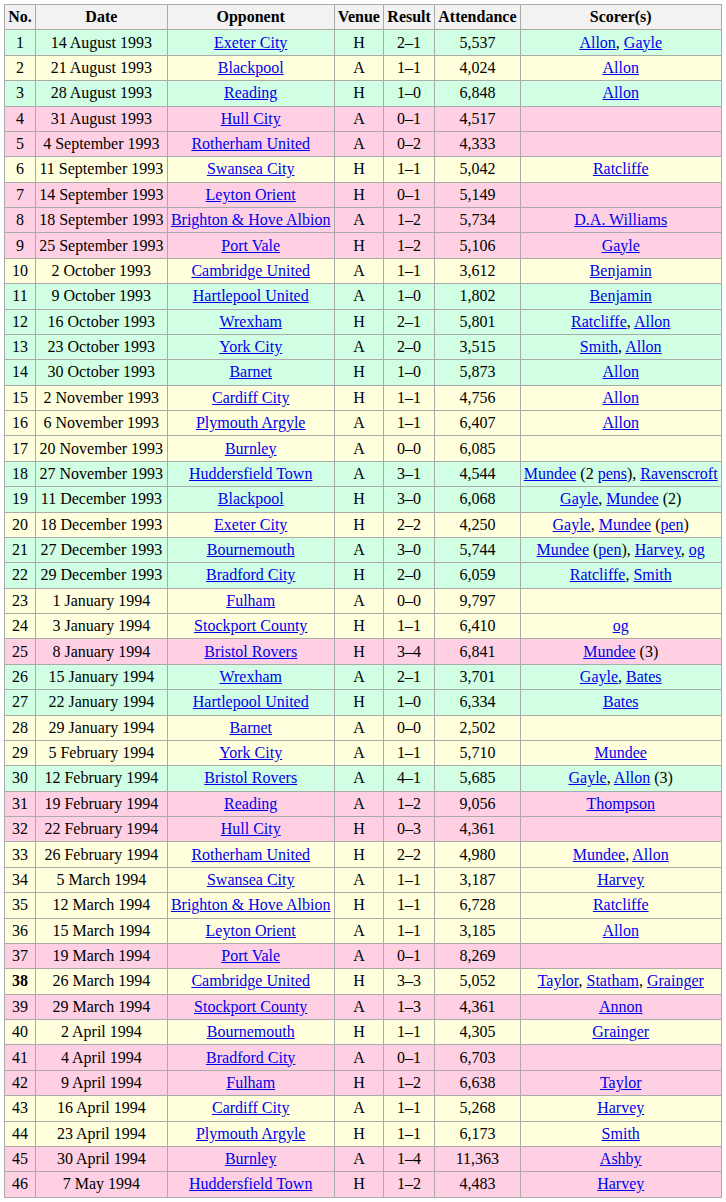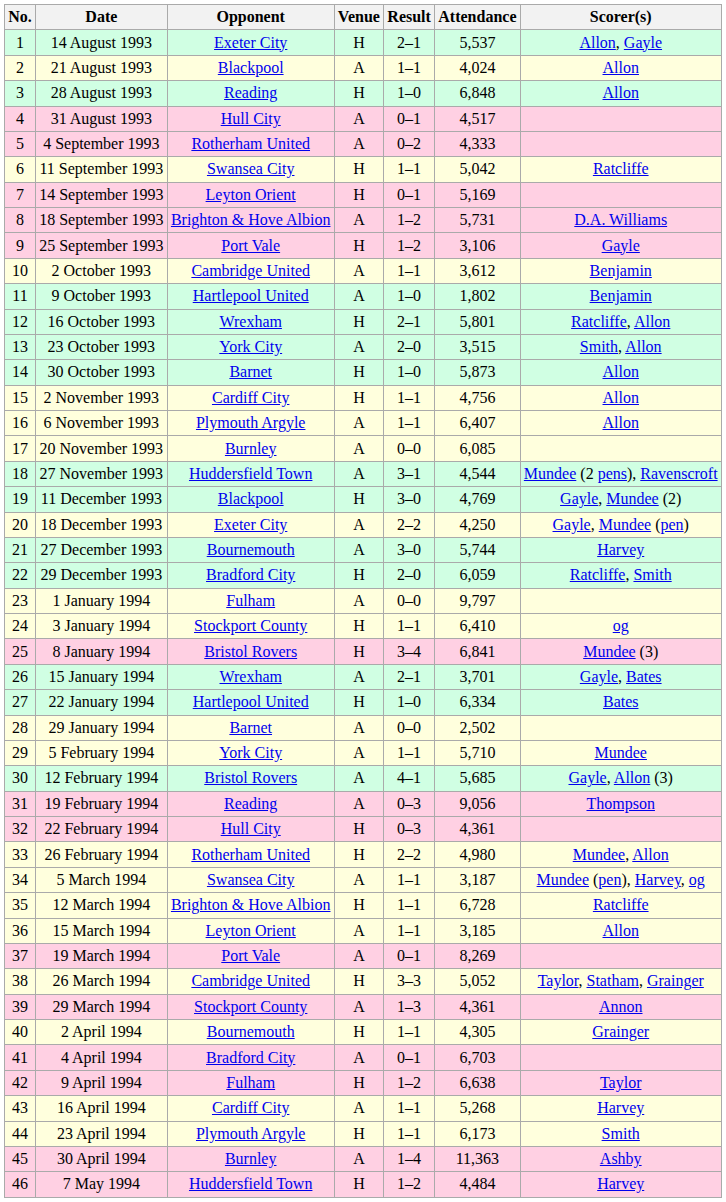(477, 194) 5,149 -> (477, 194) 5,169
(477, 220) 5,734 -> (477, 220) 5,731
(477, 245) 5,106 -> (477, 245) 3,106
(477, 499) 6,068 -> (477, 499) 4,769
(359, 524) H -> (359, 524) A
(621, 550) Mundee (pen), Harvey, og -> (621, 550) Harvey
(409, 803) 1–2 -> (409, 803) 0–3
(621, 879) Harvey -> (621, 879) Mundee (pen), Harvey, og
(20, 981) bold -> (20, 981) normal
(477, 1184) 4,483 -> (477, 1184) 4,484
